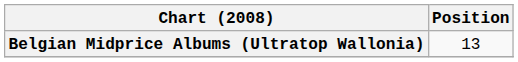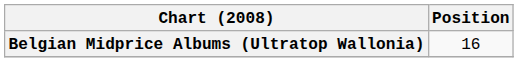(471, 44) 13 -> (471, 44) 16
